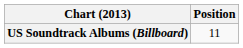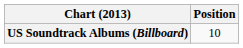(214, 33) 11 -> (214, 33) 10
